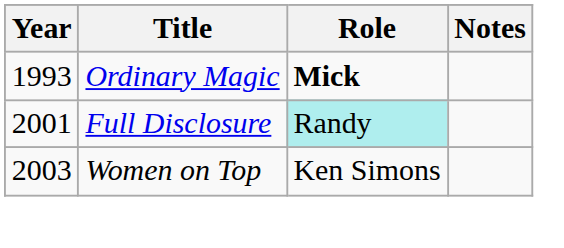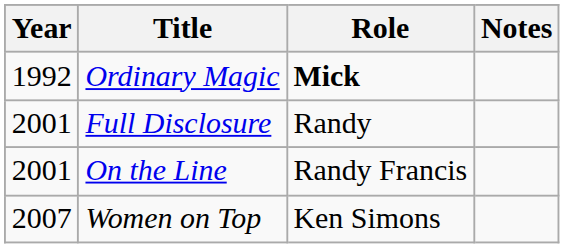(42, 75) 1993 -> (42, 75) 1992
(333, 123) paleturquoise background -> (333, 123) no background
+ row: (156, 170)
(42, 170) 2003 -> (42, 218) 2007
